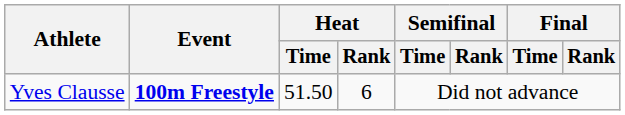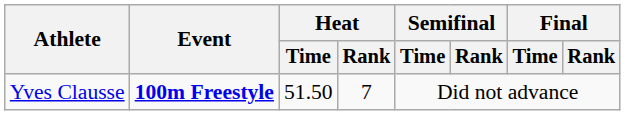(366, 92) 6 -> (366, 92) 7
